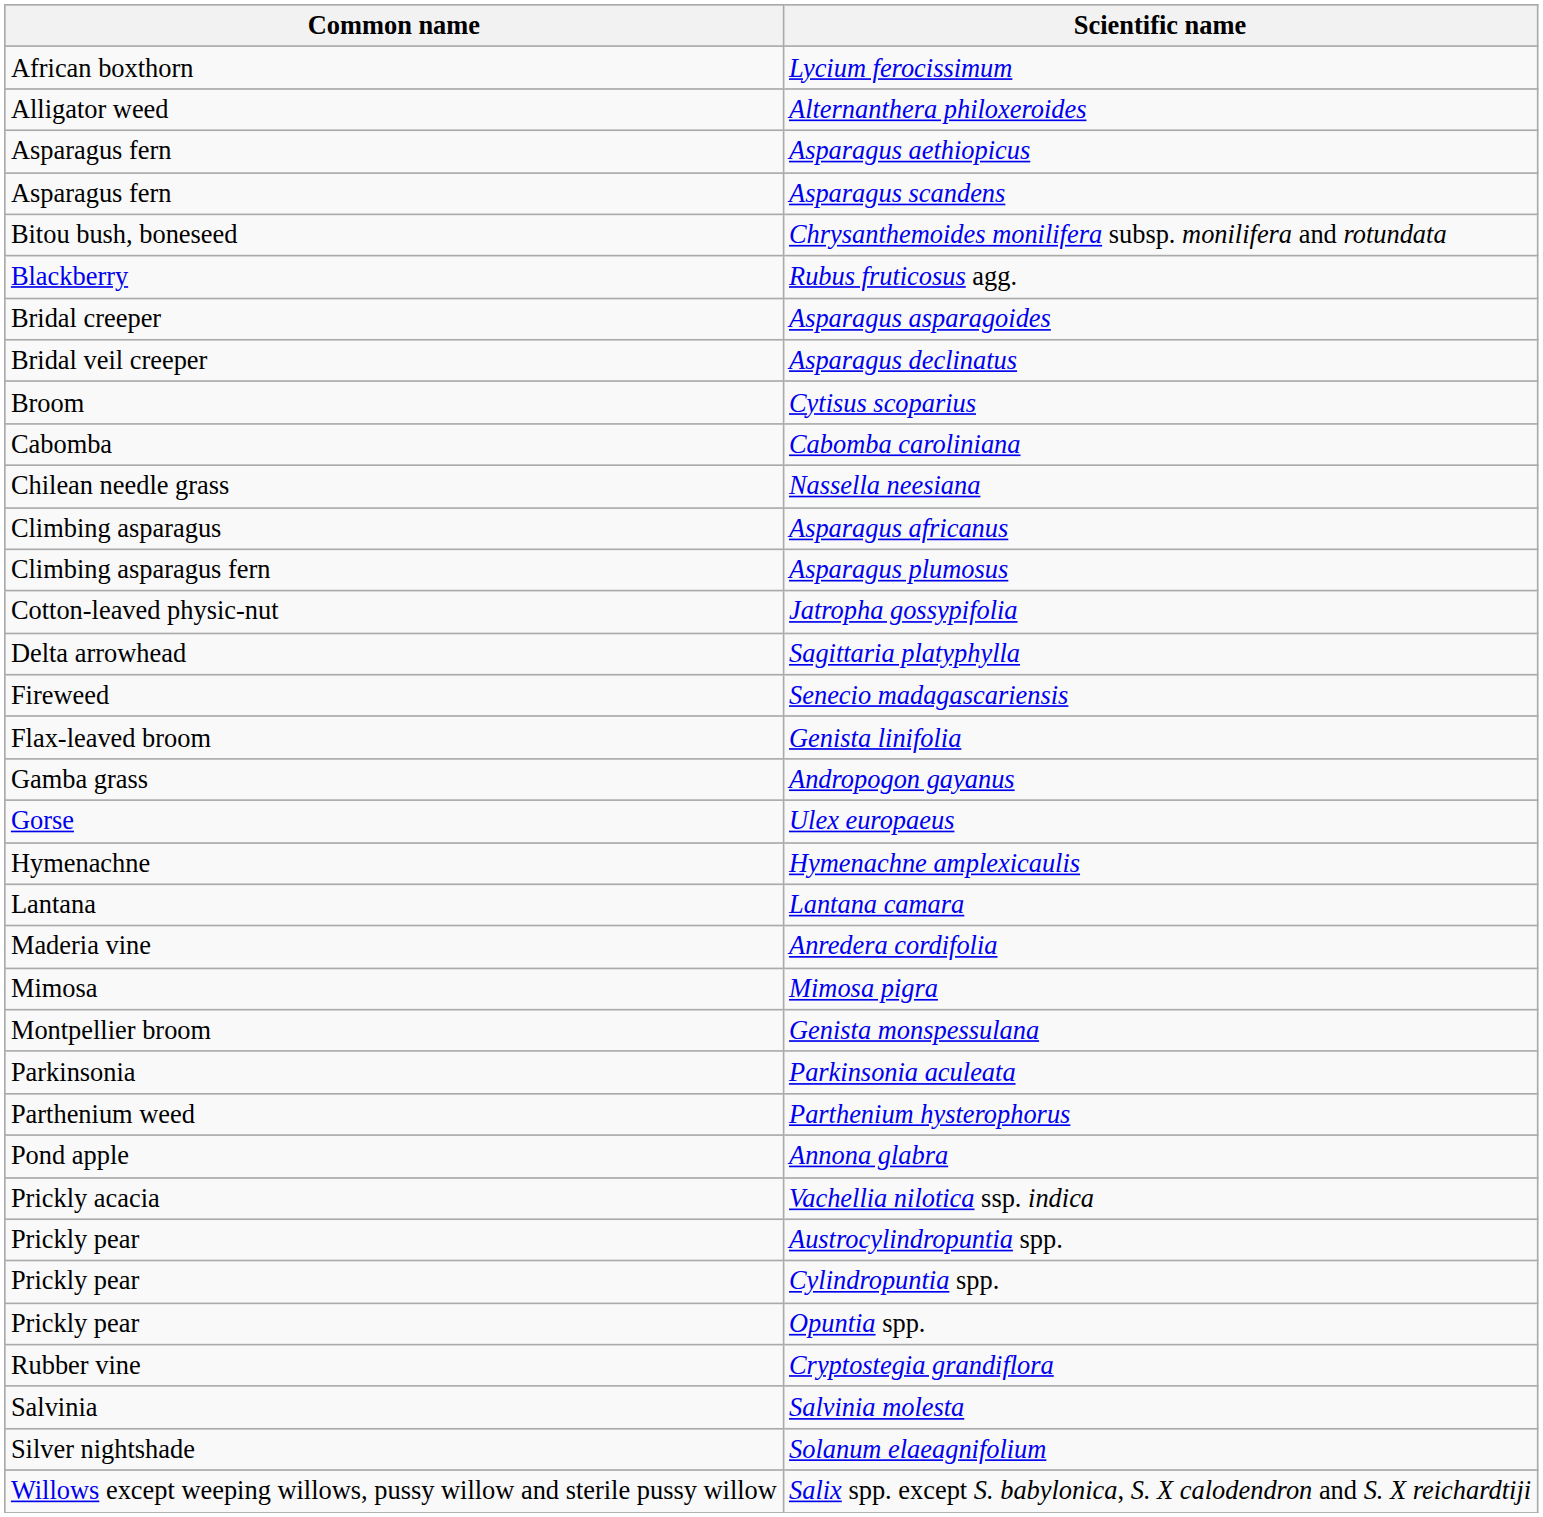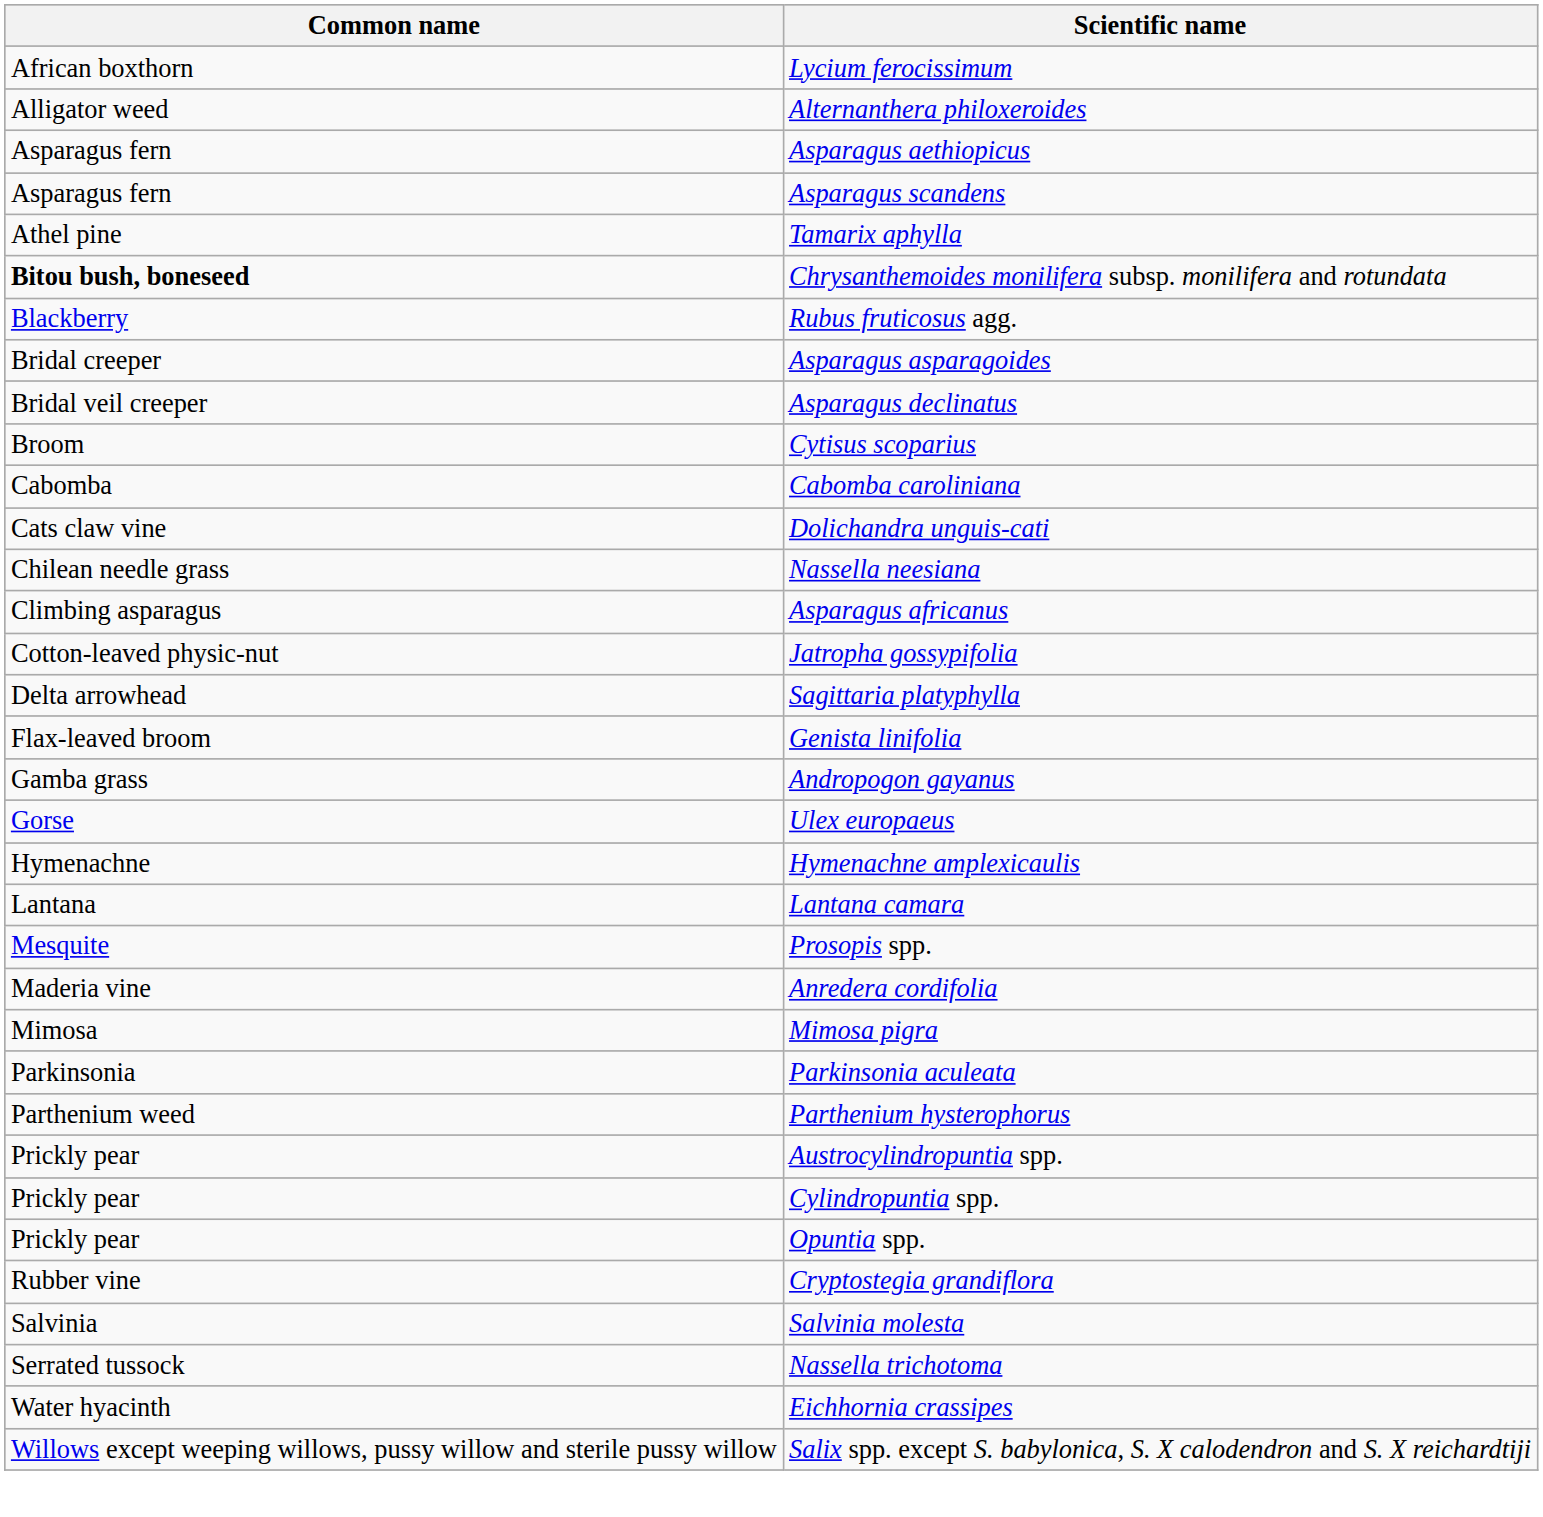+ row: (875, 234)
(124, 234) normal -> (130, 276) bold
+ row: (919, 527)
- row: (899, 569)
- row: (929, 695)
+ row: (860, 946)
- row: (914, 1030)
- row: (869, 1155)
- row: (942, 1197)
+ row: (896, 1365)
- row: (918, 1448)
+ row: (901, 1407)
